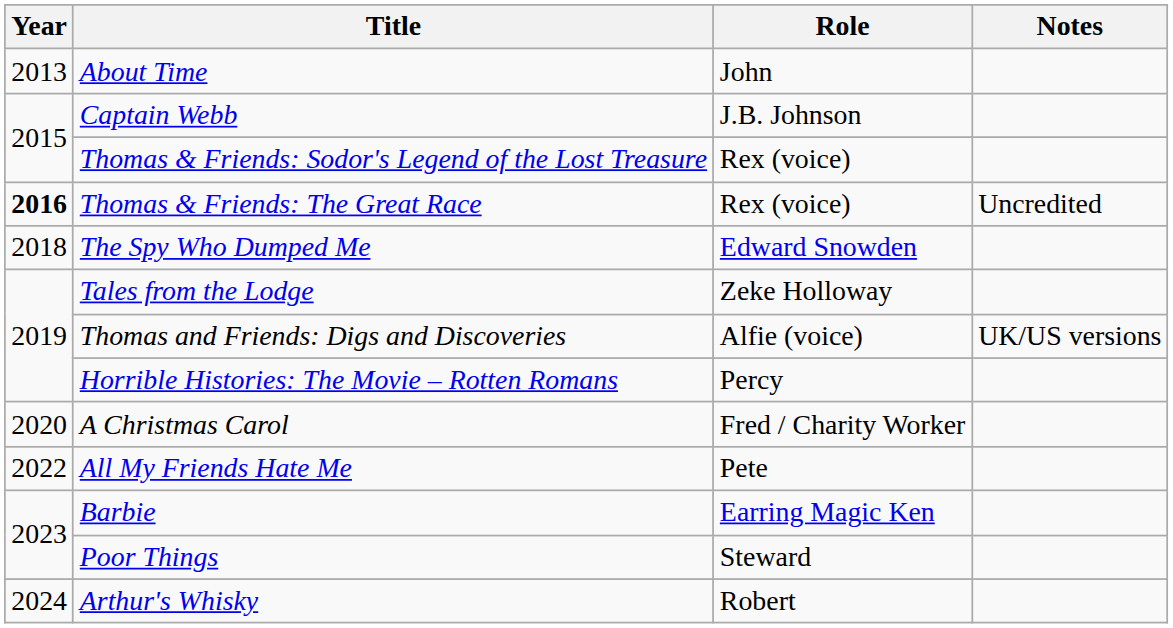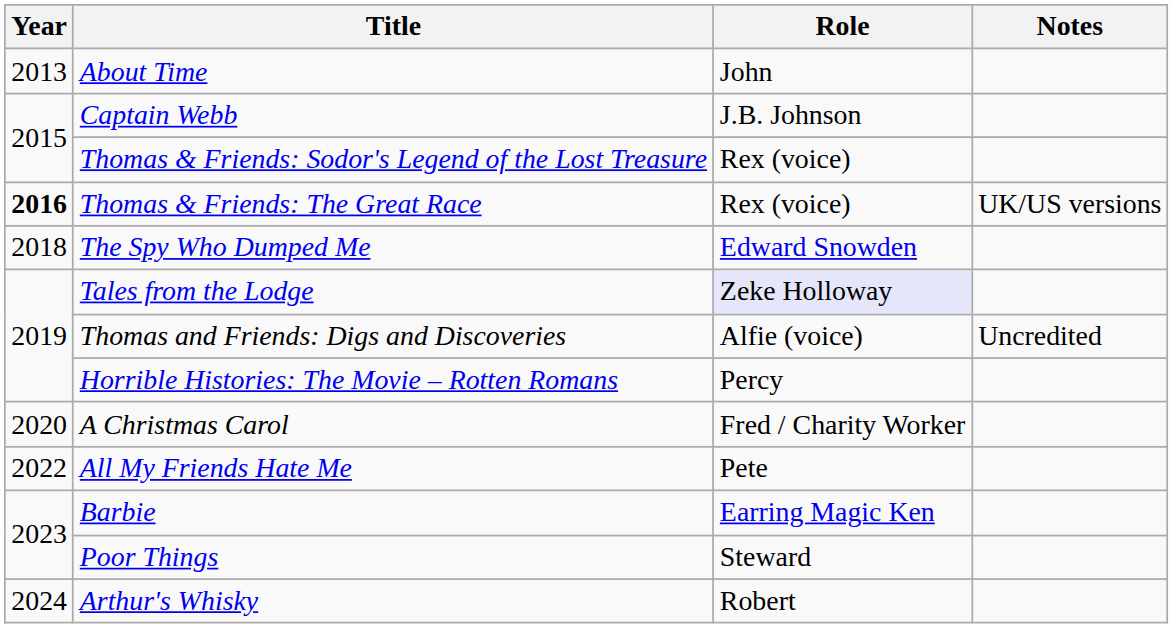(1040, 203) Uncredited -> (1070, 203) UK/US versions
(806, 291) no background -> (806, 291) lavender background
(1070, 335) UK/US versions -> (1040, 335) Uncredited
